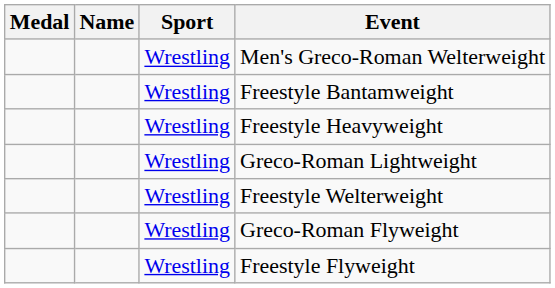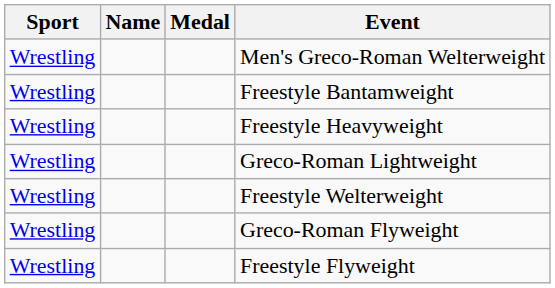columns swapped: (40, 21) <-> (187, 21)
